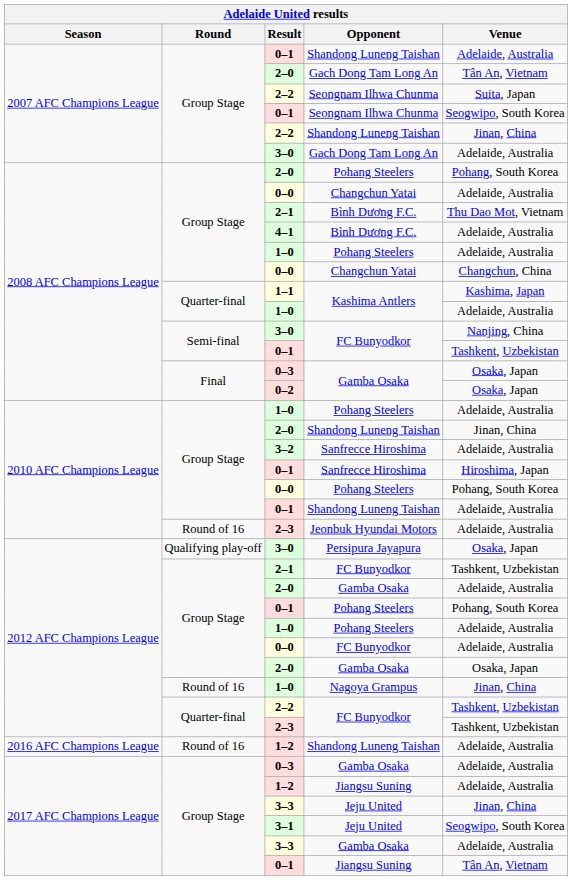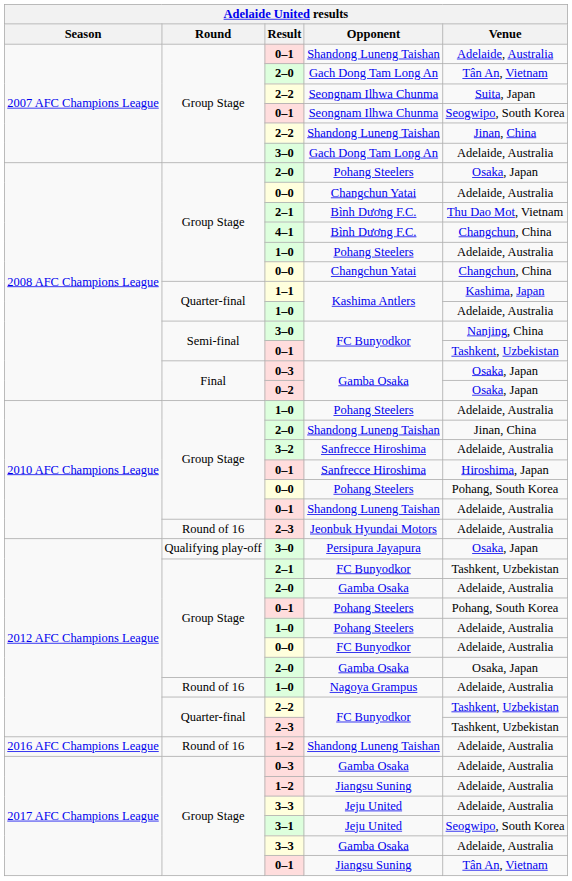(505, 172) Pohang, South Korea -> (505, 172) Osaka, Japan
(505, 232) Adelaide, Australia -> (505, 232) Changchun, China
(505, 687) Jinan, China -> (505, 687) Adelaide, Australia
(505, 806) Jinan, China -> (505, 806) Adelaide, Australia
